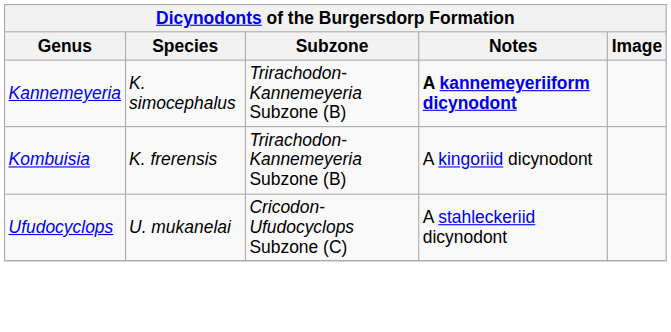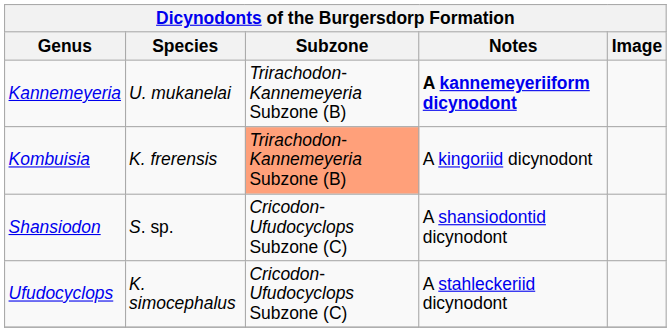(182, 93) K. simocephalus -> (180, 93) U. mukanelai
(306, 160) no background -> (306, 160) lightsalmon background
+ row: (55, 227)
(180, 227) U. mukanelai -> (182, 293) K. simocephalus
